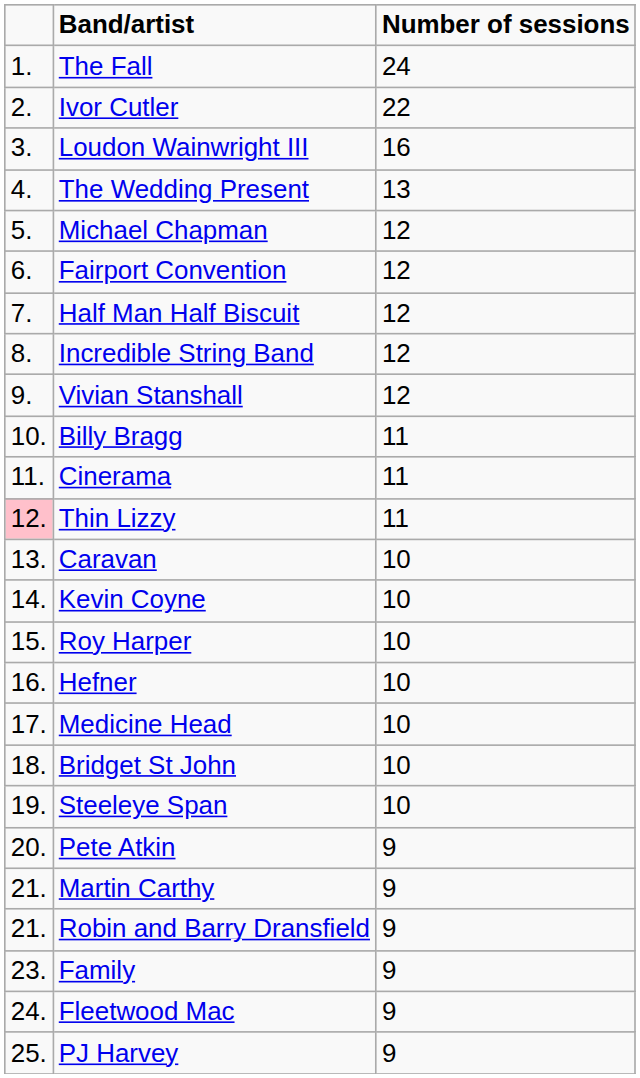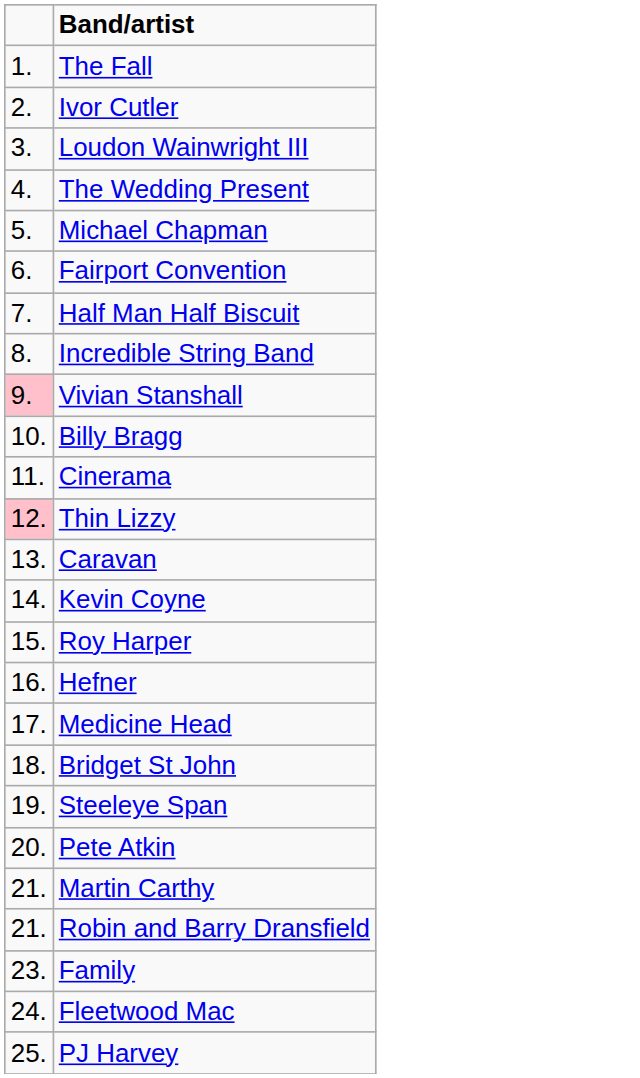- column: (506, 25)
(22, 395) no background -> (22, 395) pink background
